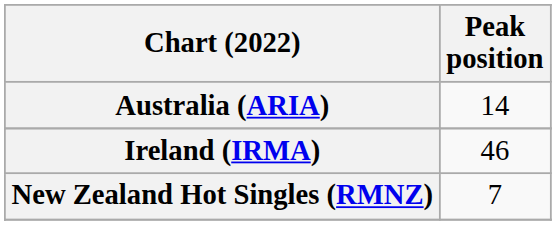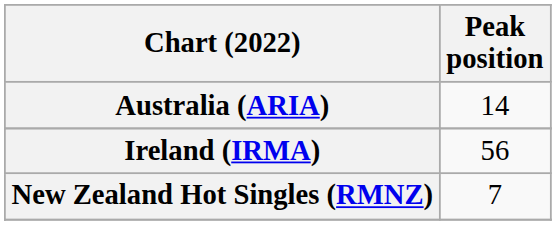(495, 150) 46 -> (495, 150) 56
